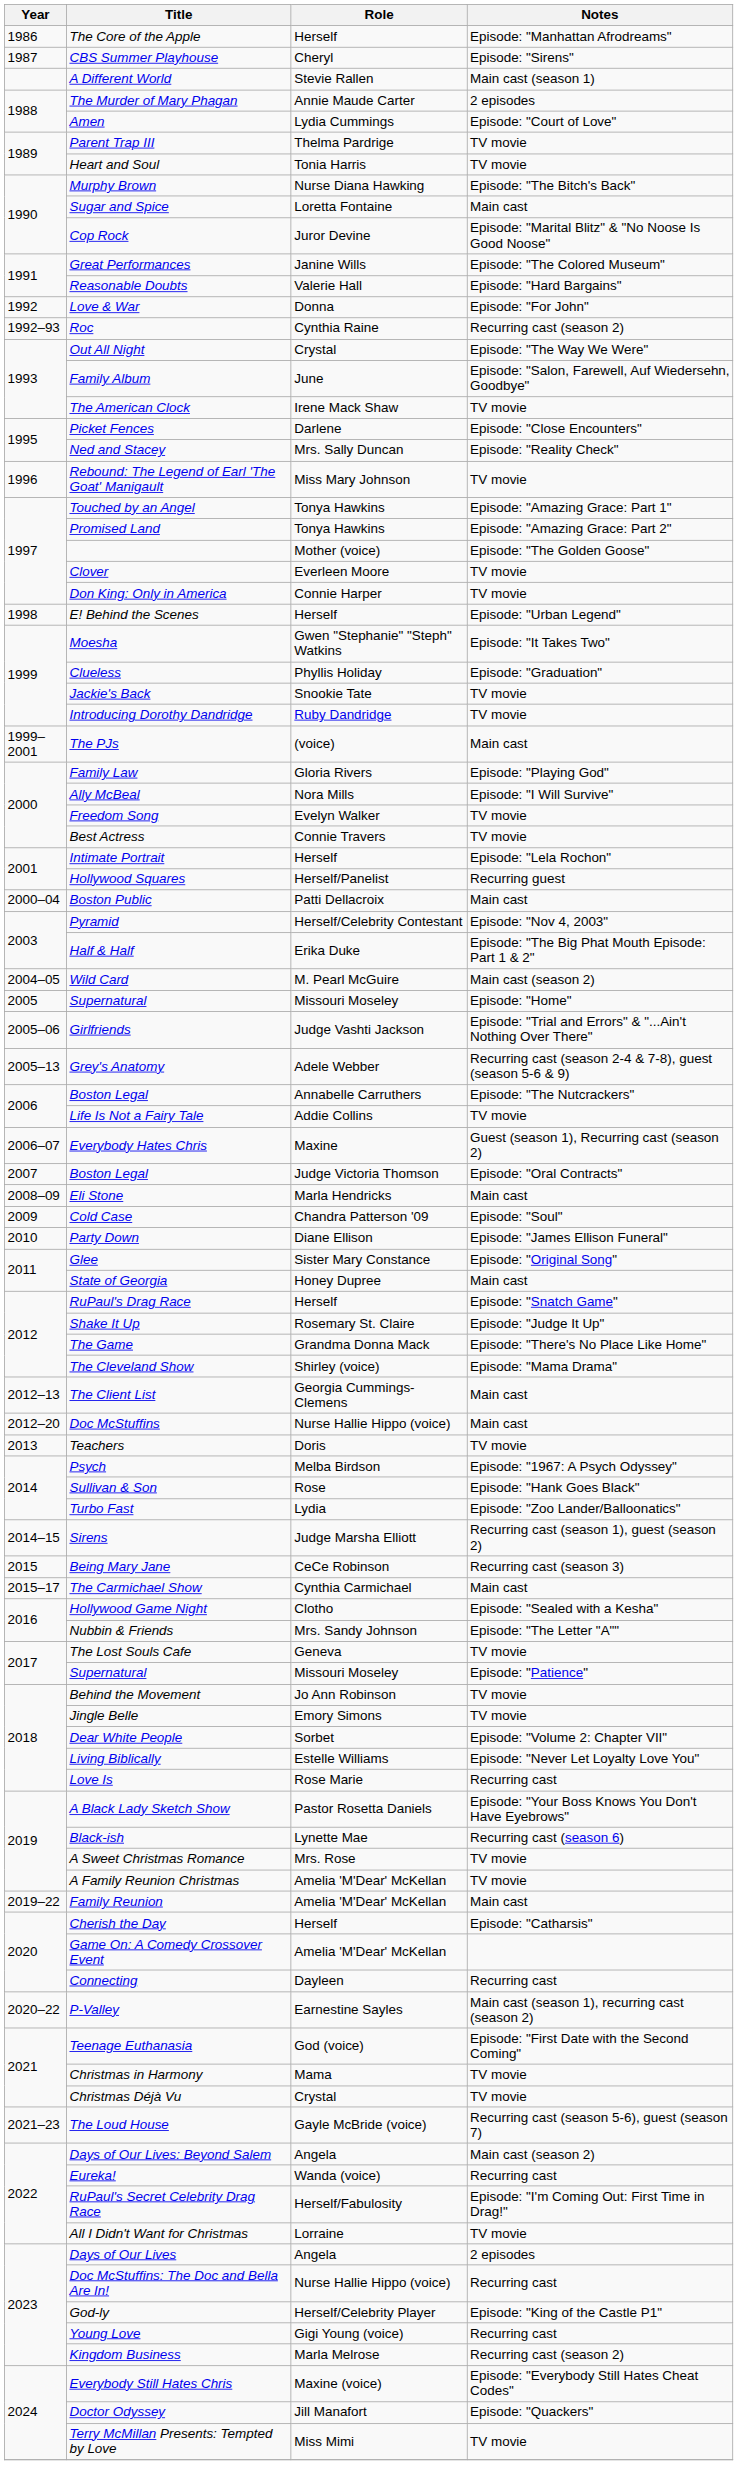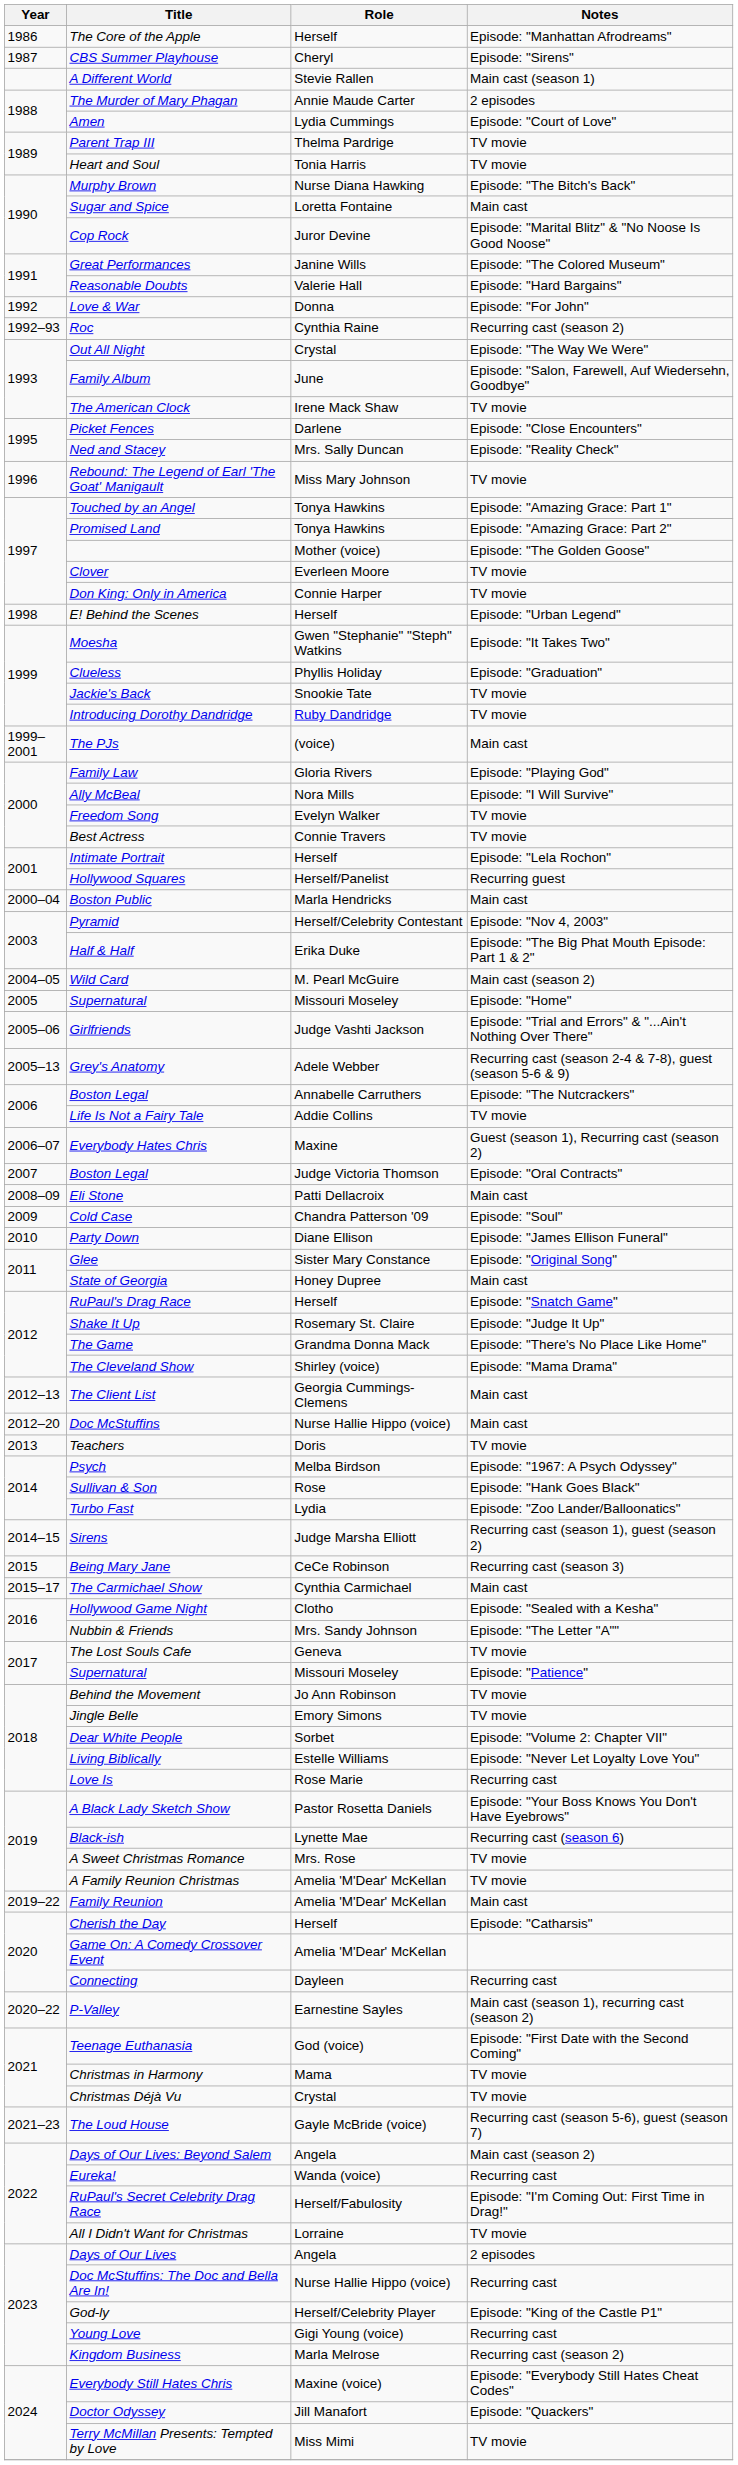(339, 900) Patti Dellacroix -> (343, 900) Marla Hendricks
(343, 1195) Marla Hendricks -> (339, 1195) Patti Dellacroix
